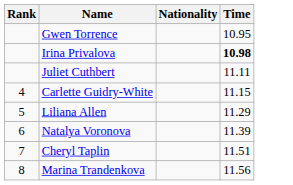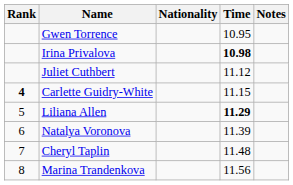+ column: (271, 14)
(237, 72) 11.11 -> (237, 72) 11.12
(22, 92) normal -> (22, 92) bold
(237, 111) normal -> (237, 111) bold
(237, 151) 11.51 -> (237, 151) 11.48
